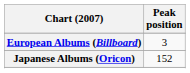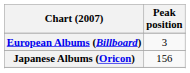(164, 59) 152 -> (164, 59) 156
